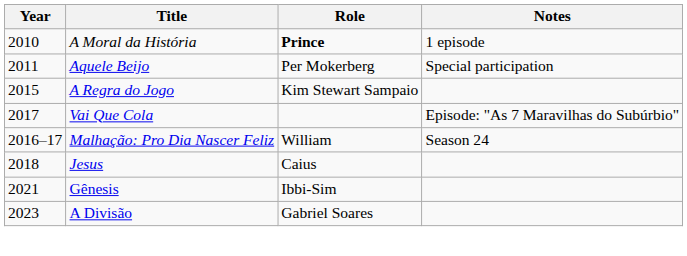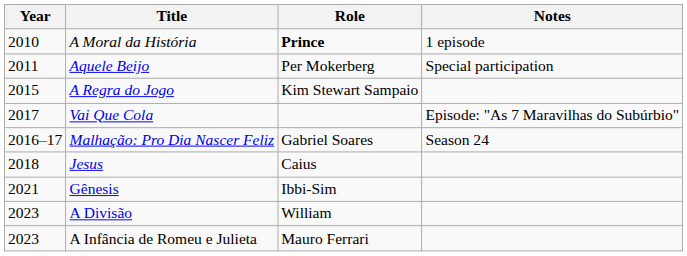(306, 139) William -> (327, 139) Gabriel Soares
(327, 213) Gabriel Soares -> (306, 213) William
+ row: (163, 238)
